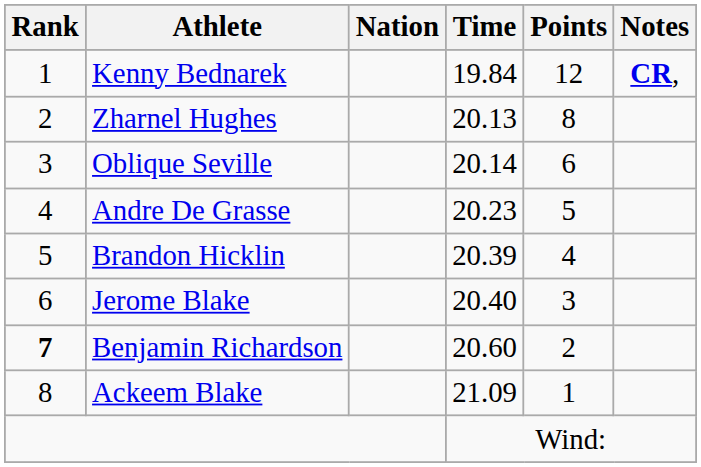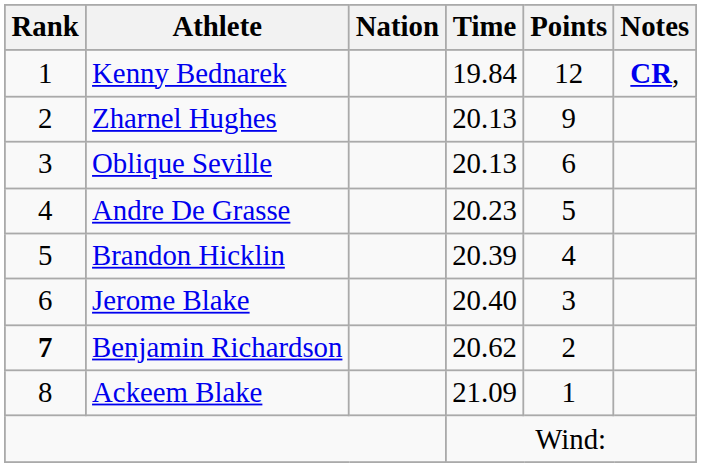(569, 118) 8 -> (569, 118) 9
(485, 164) 20.14 -> (485, 164) 20.13
(485, 347) 20.60 -> (485, 347) 20.62
